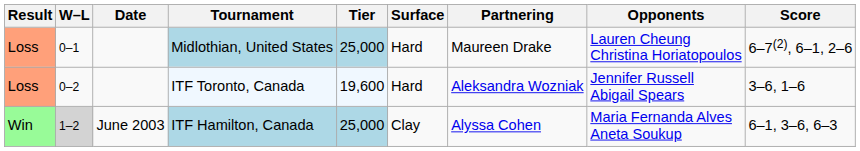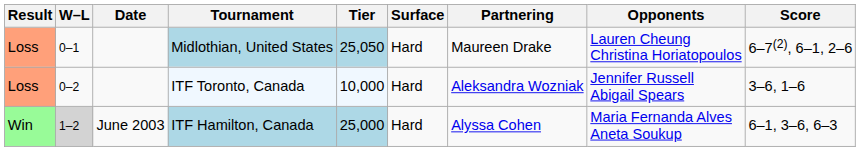(362, 47) 25,000 -> (362, 47) 25,050
(362, 86) 19,600 -> (362, 86) 10,000
(406, 126) Clay -> (407, 126) Hard
